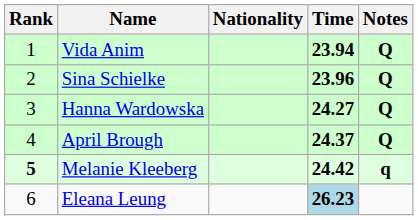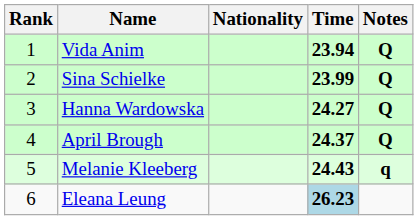(333, 79) 23.96 -> (333, 79) 23.99
(31, 169) bold -> (31, 169) normal
(333, 169) 24.42 -> (333, 169) 24.43
